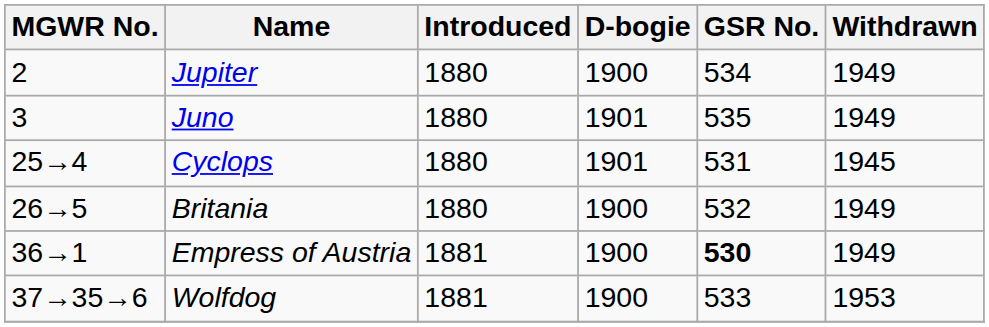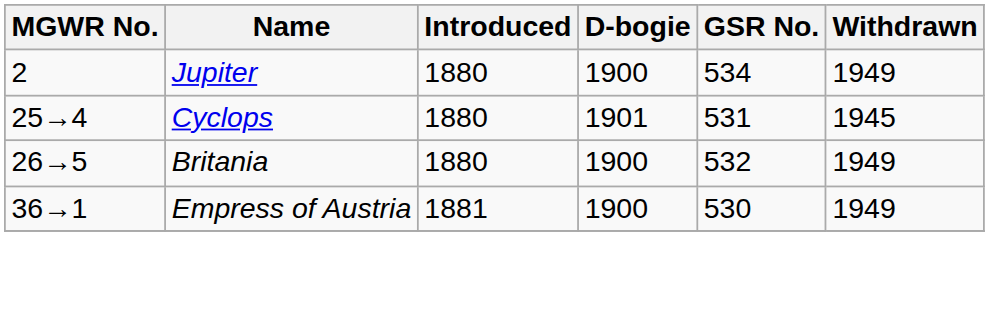- row: (203, 117)
(728, 252) bold -> (728, 207) normal
- row: (224, 298)
